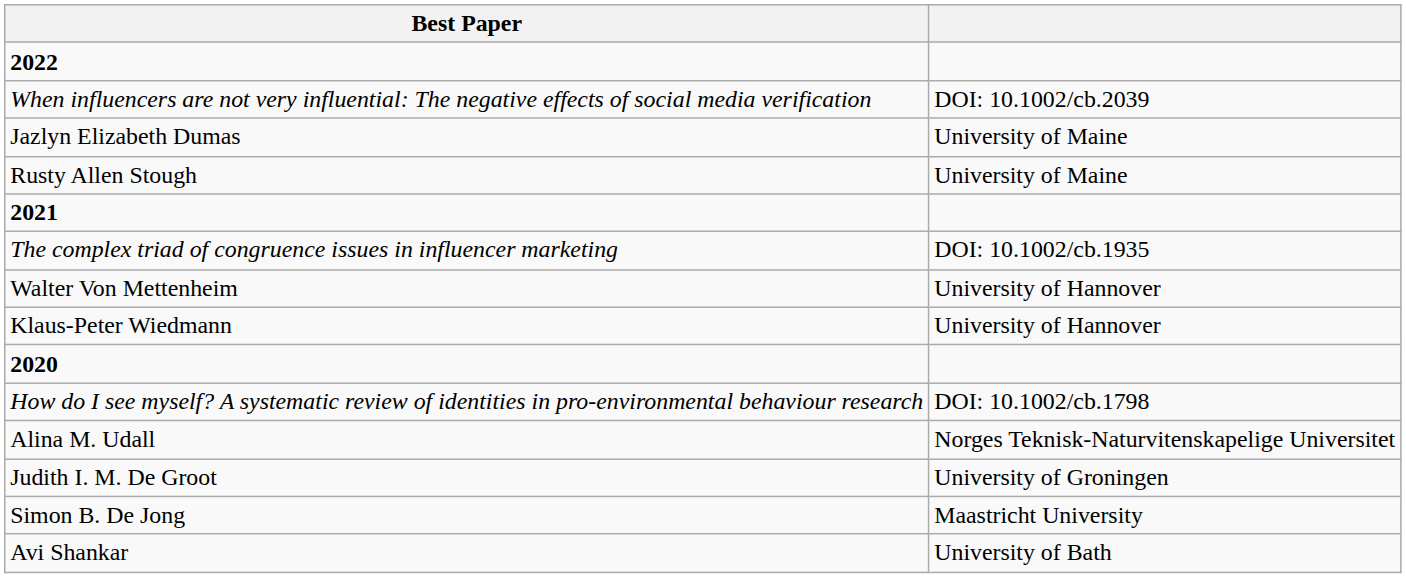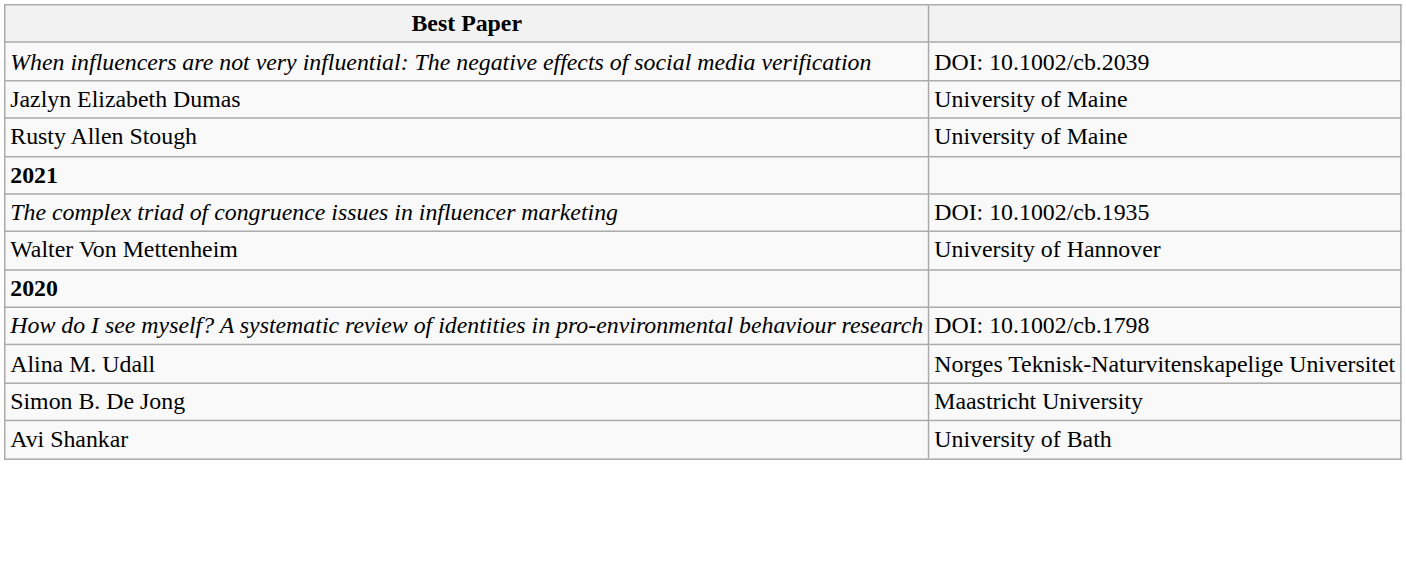- row: (34, 61)
- row: (121, 325)
- row: (114, 477)
